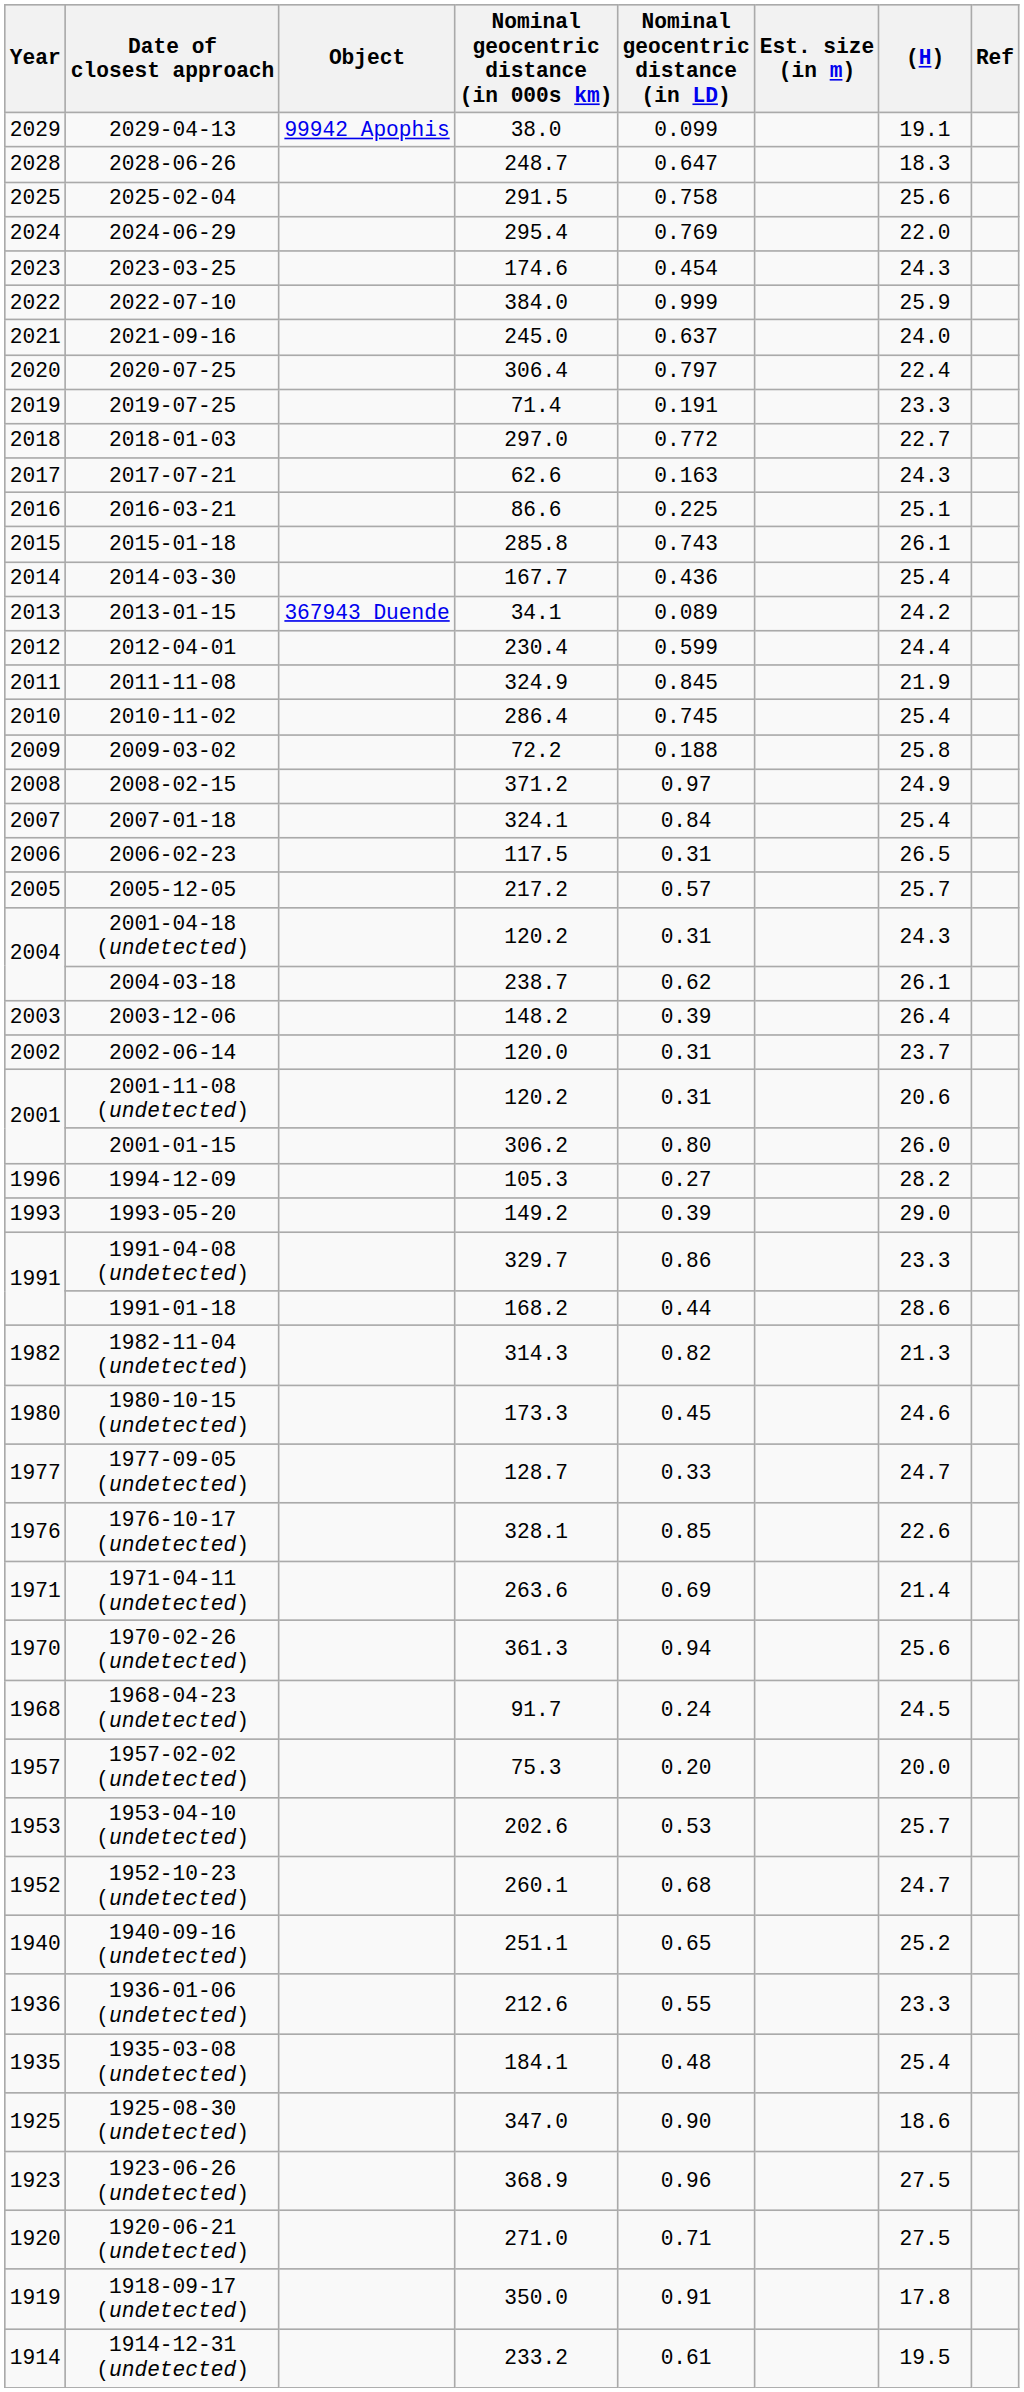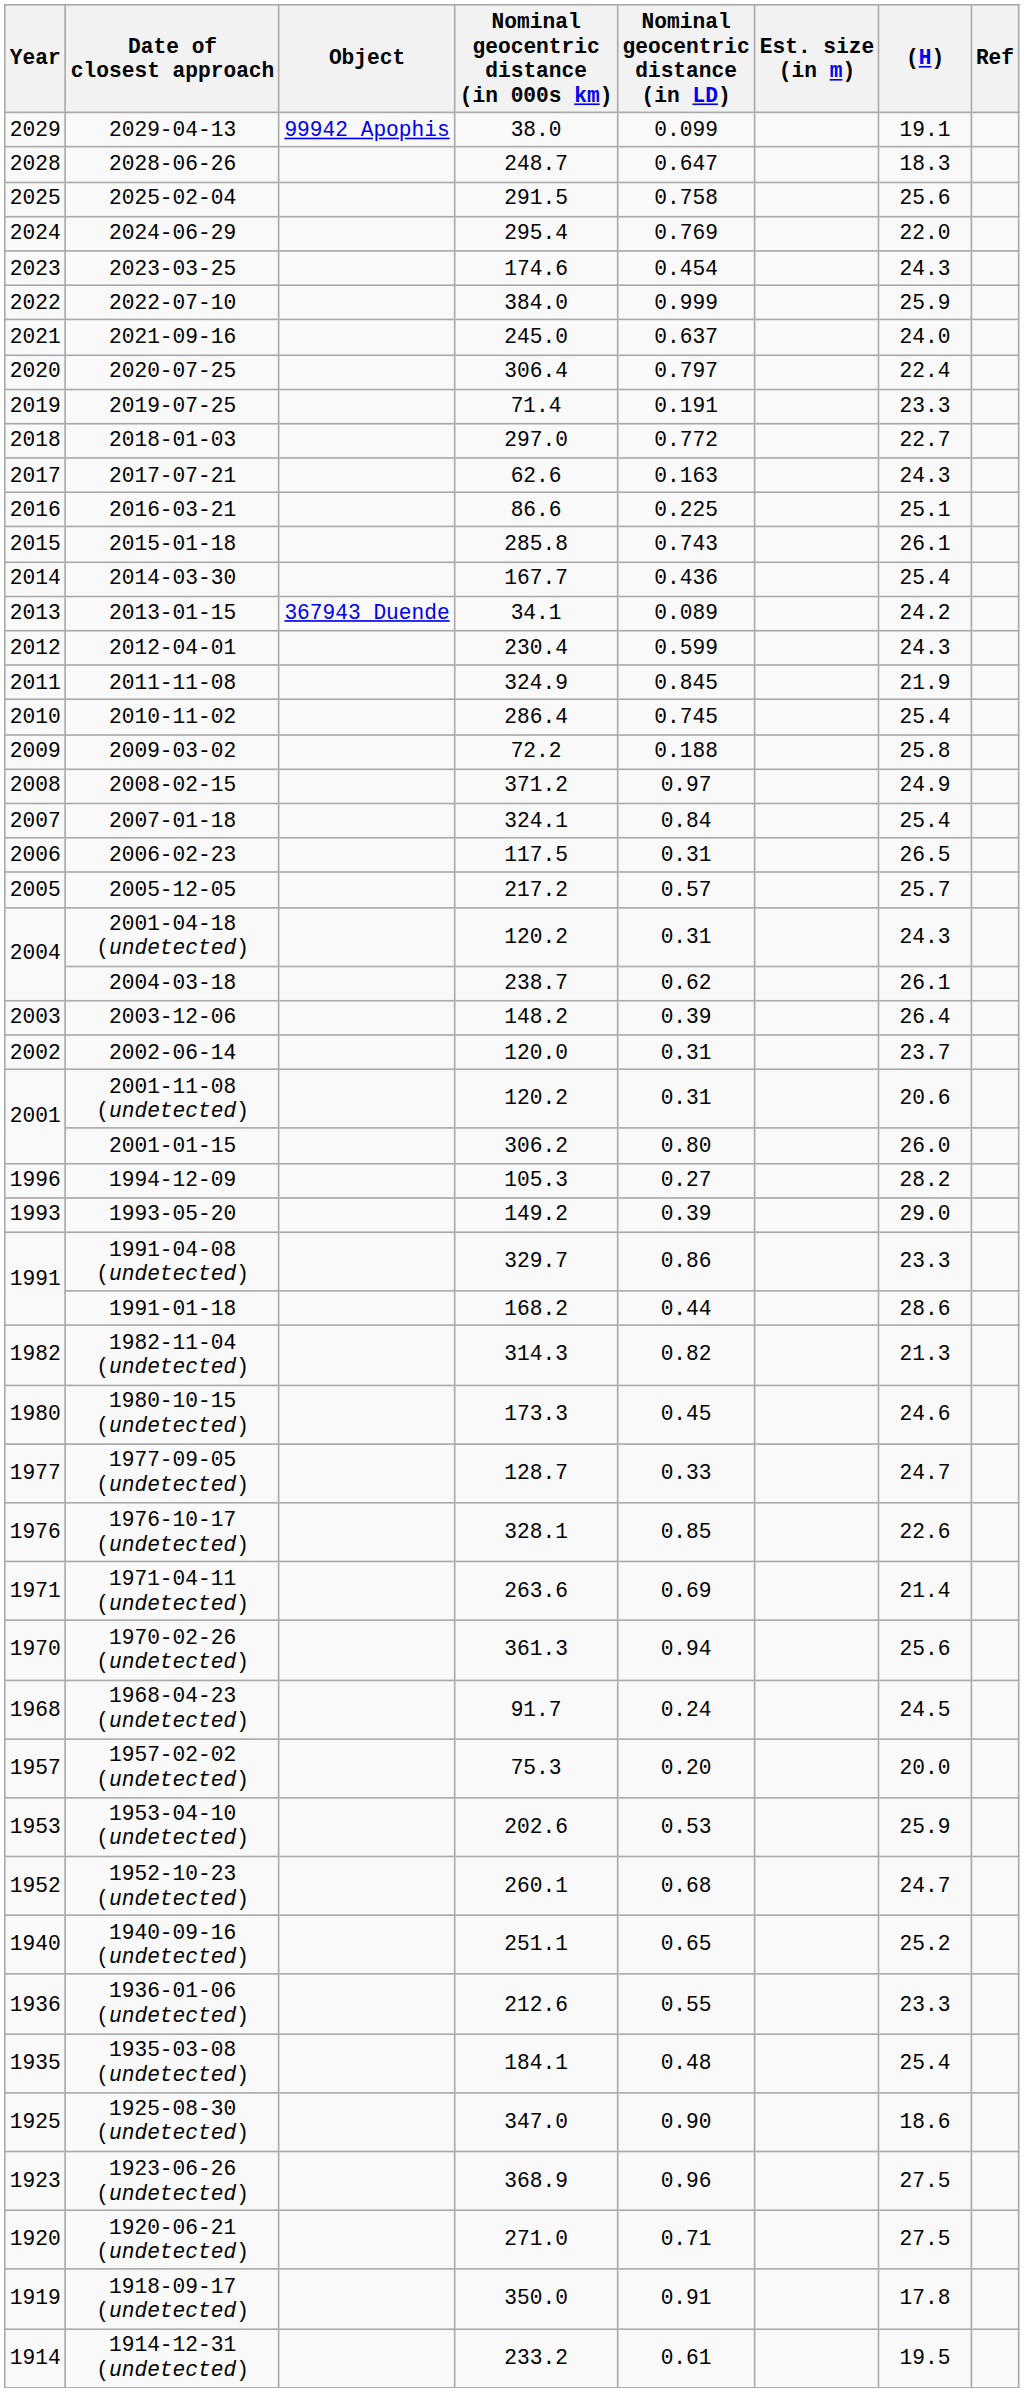(925, 648) 24.4 -> (925, 648) 24.3
(925, 1827) 25.7 -> (925, 1827) 25.9
